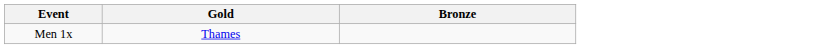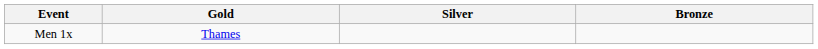+ column: (457, 14)
